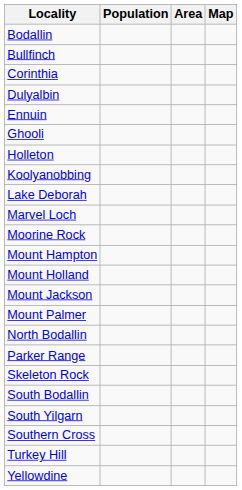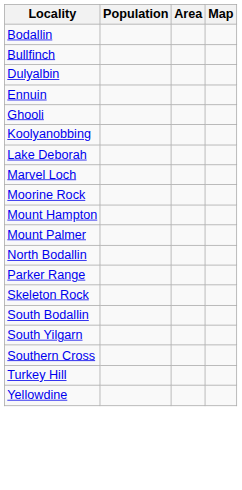- row: (33, 74)
- row: (30, 154)
- row: (48, 275)
- row: (50, 295)
